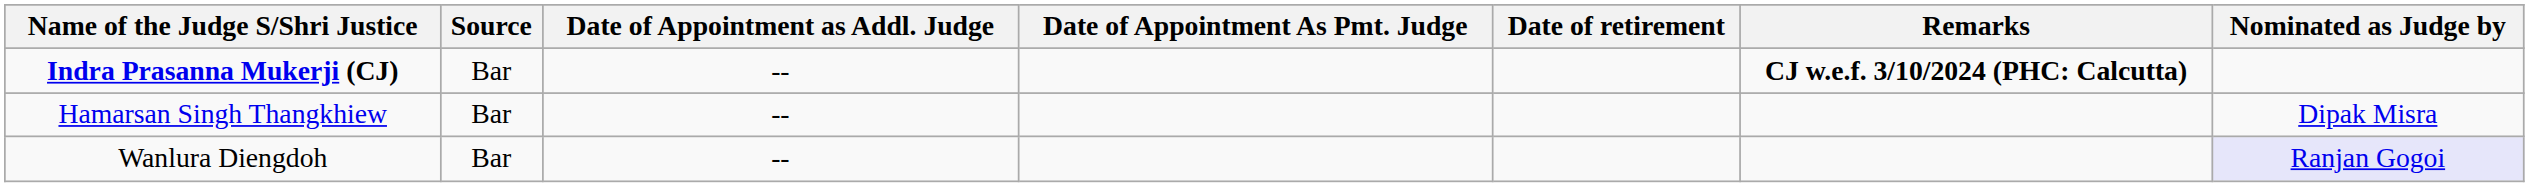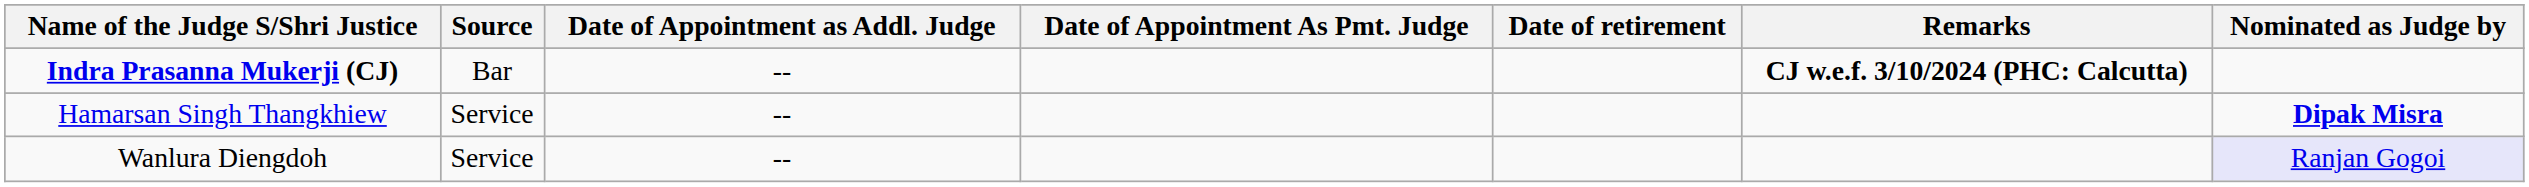(491, 114) Bar -> (492, 114) Service
(2368, 114) normal -> (2368, 114) bold
(491, 158) Bar -> (492, 158) Service
